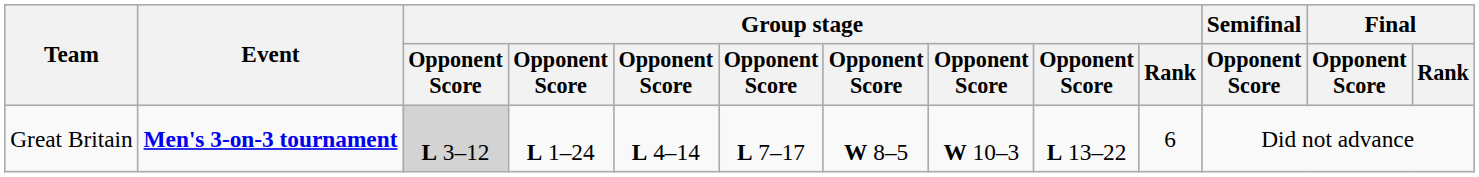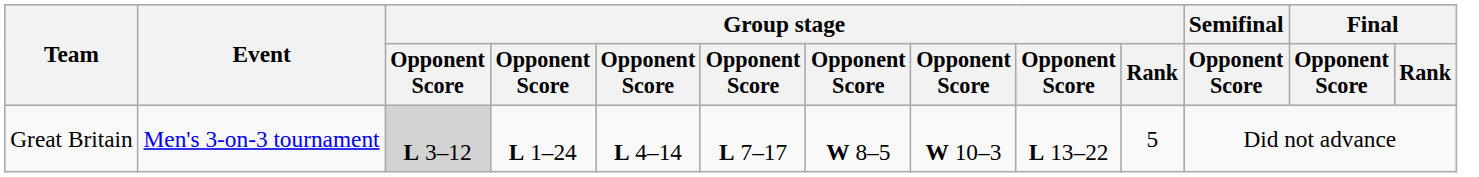(271, 138) bold -> (262, 138) normal
(1170, 138) 6 -> (1152, 138) 5
